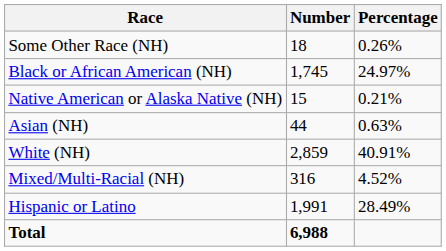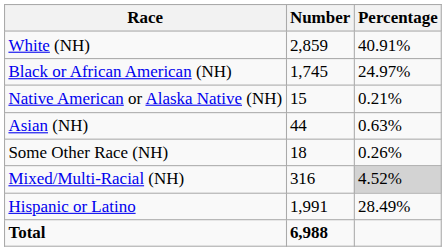rows swapped: (49, 152) <-> (88, 44)
(380, 179) no background -> (380, 179) lightgrey background
